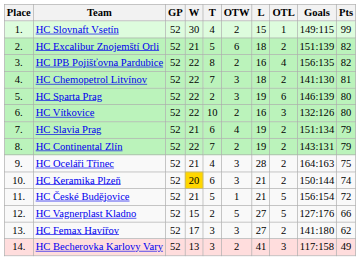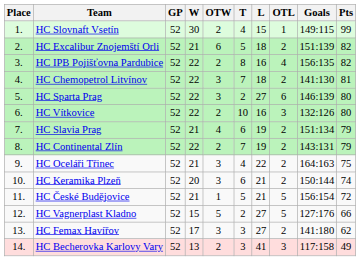columns swapped: (237, 12) <-> (212, 12)
(261, 96) 19 -> (261, 96) 27
(261, 163) 28 -> (261, 163) 22
(194, 180) gold background -> (194, 180) no background
